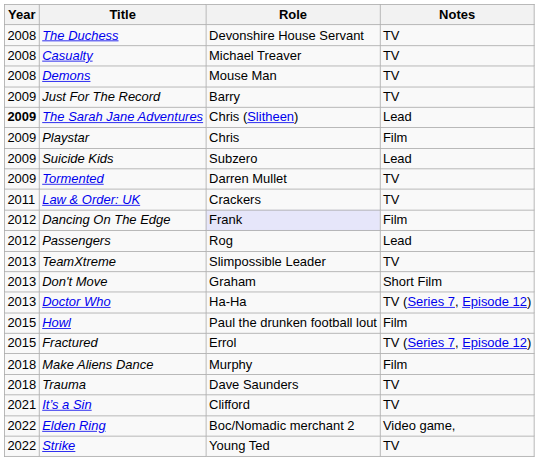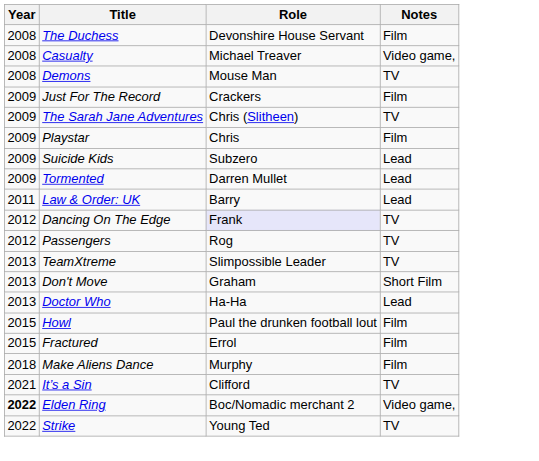(391, 35) TV -> (395, 35) Film
(391, 55) TV -> (419, 55) Video game,
(225, 96) Barry -> (235, 96) Crackers
(391, 96) TV -> (395, 96) Film
(22, 117) bold -> (22, 117) normal
(397, 117) Lead -> (391, 117) TV
(391, 179) TV -> (397, 179) Lead
(235, 199) Crackers -> (225, 199) Barry
(391, 199) TV -> (397, 199) Lead
(395, 220) Film -> (391, 220) TV
(397, 240) Lead -> (391, 240) TV
(457, 302) TV (Series 7, Episode 12) -> (397, 302) Lead
(457, 343) TV (Series 7, Episode 12) -> (395, 343) Film
- row: (64, 384)
(22, 425) normal -> (22, 405) bold
